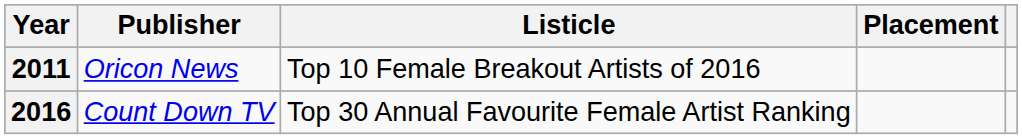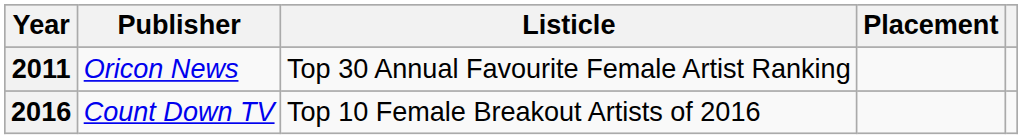(524, 68) Top 10 Female Breakout Artists of 2016 -> (569, 68) Top 30 Annual Favourite Female Artist Ranking
(569, 111) Top 30 Annual Favourite Female Artist Ranking -> (524, 111) Top 10 Female Breakout Artists of 2016
